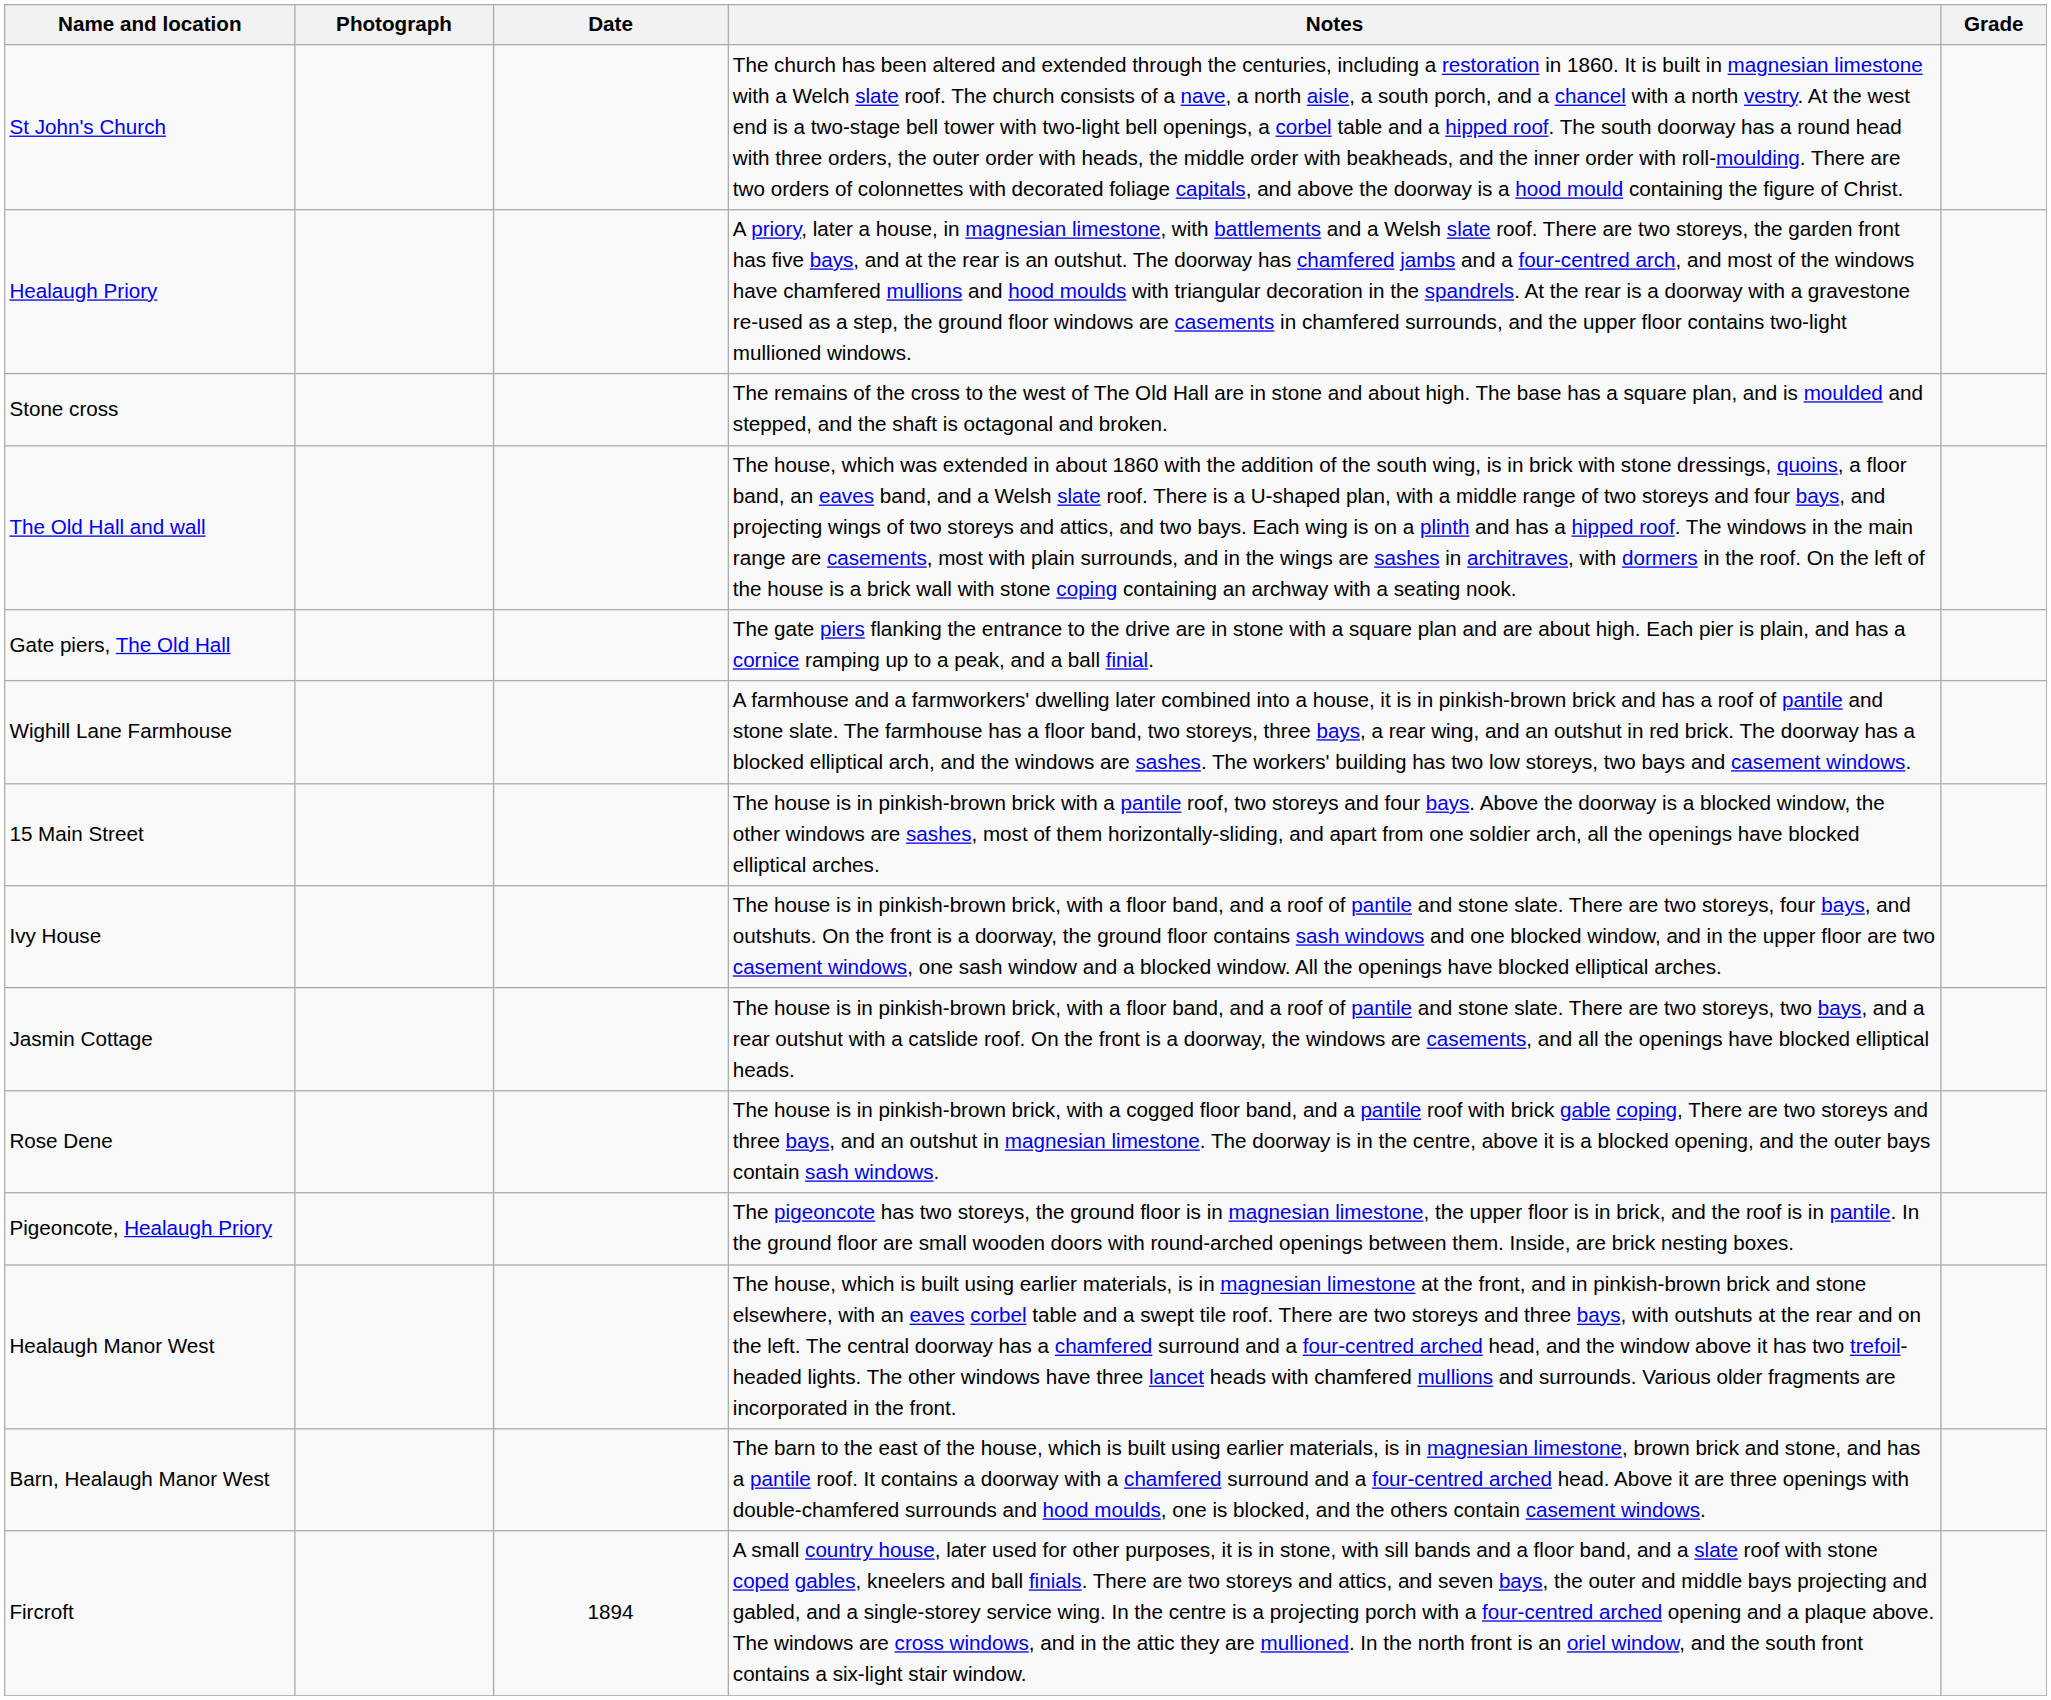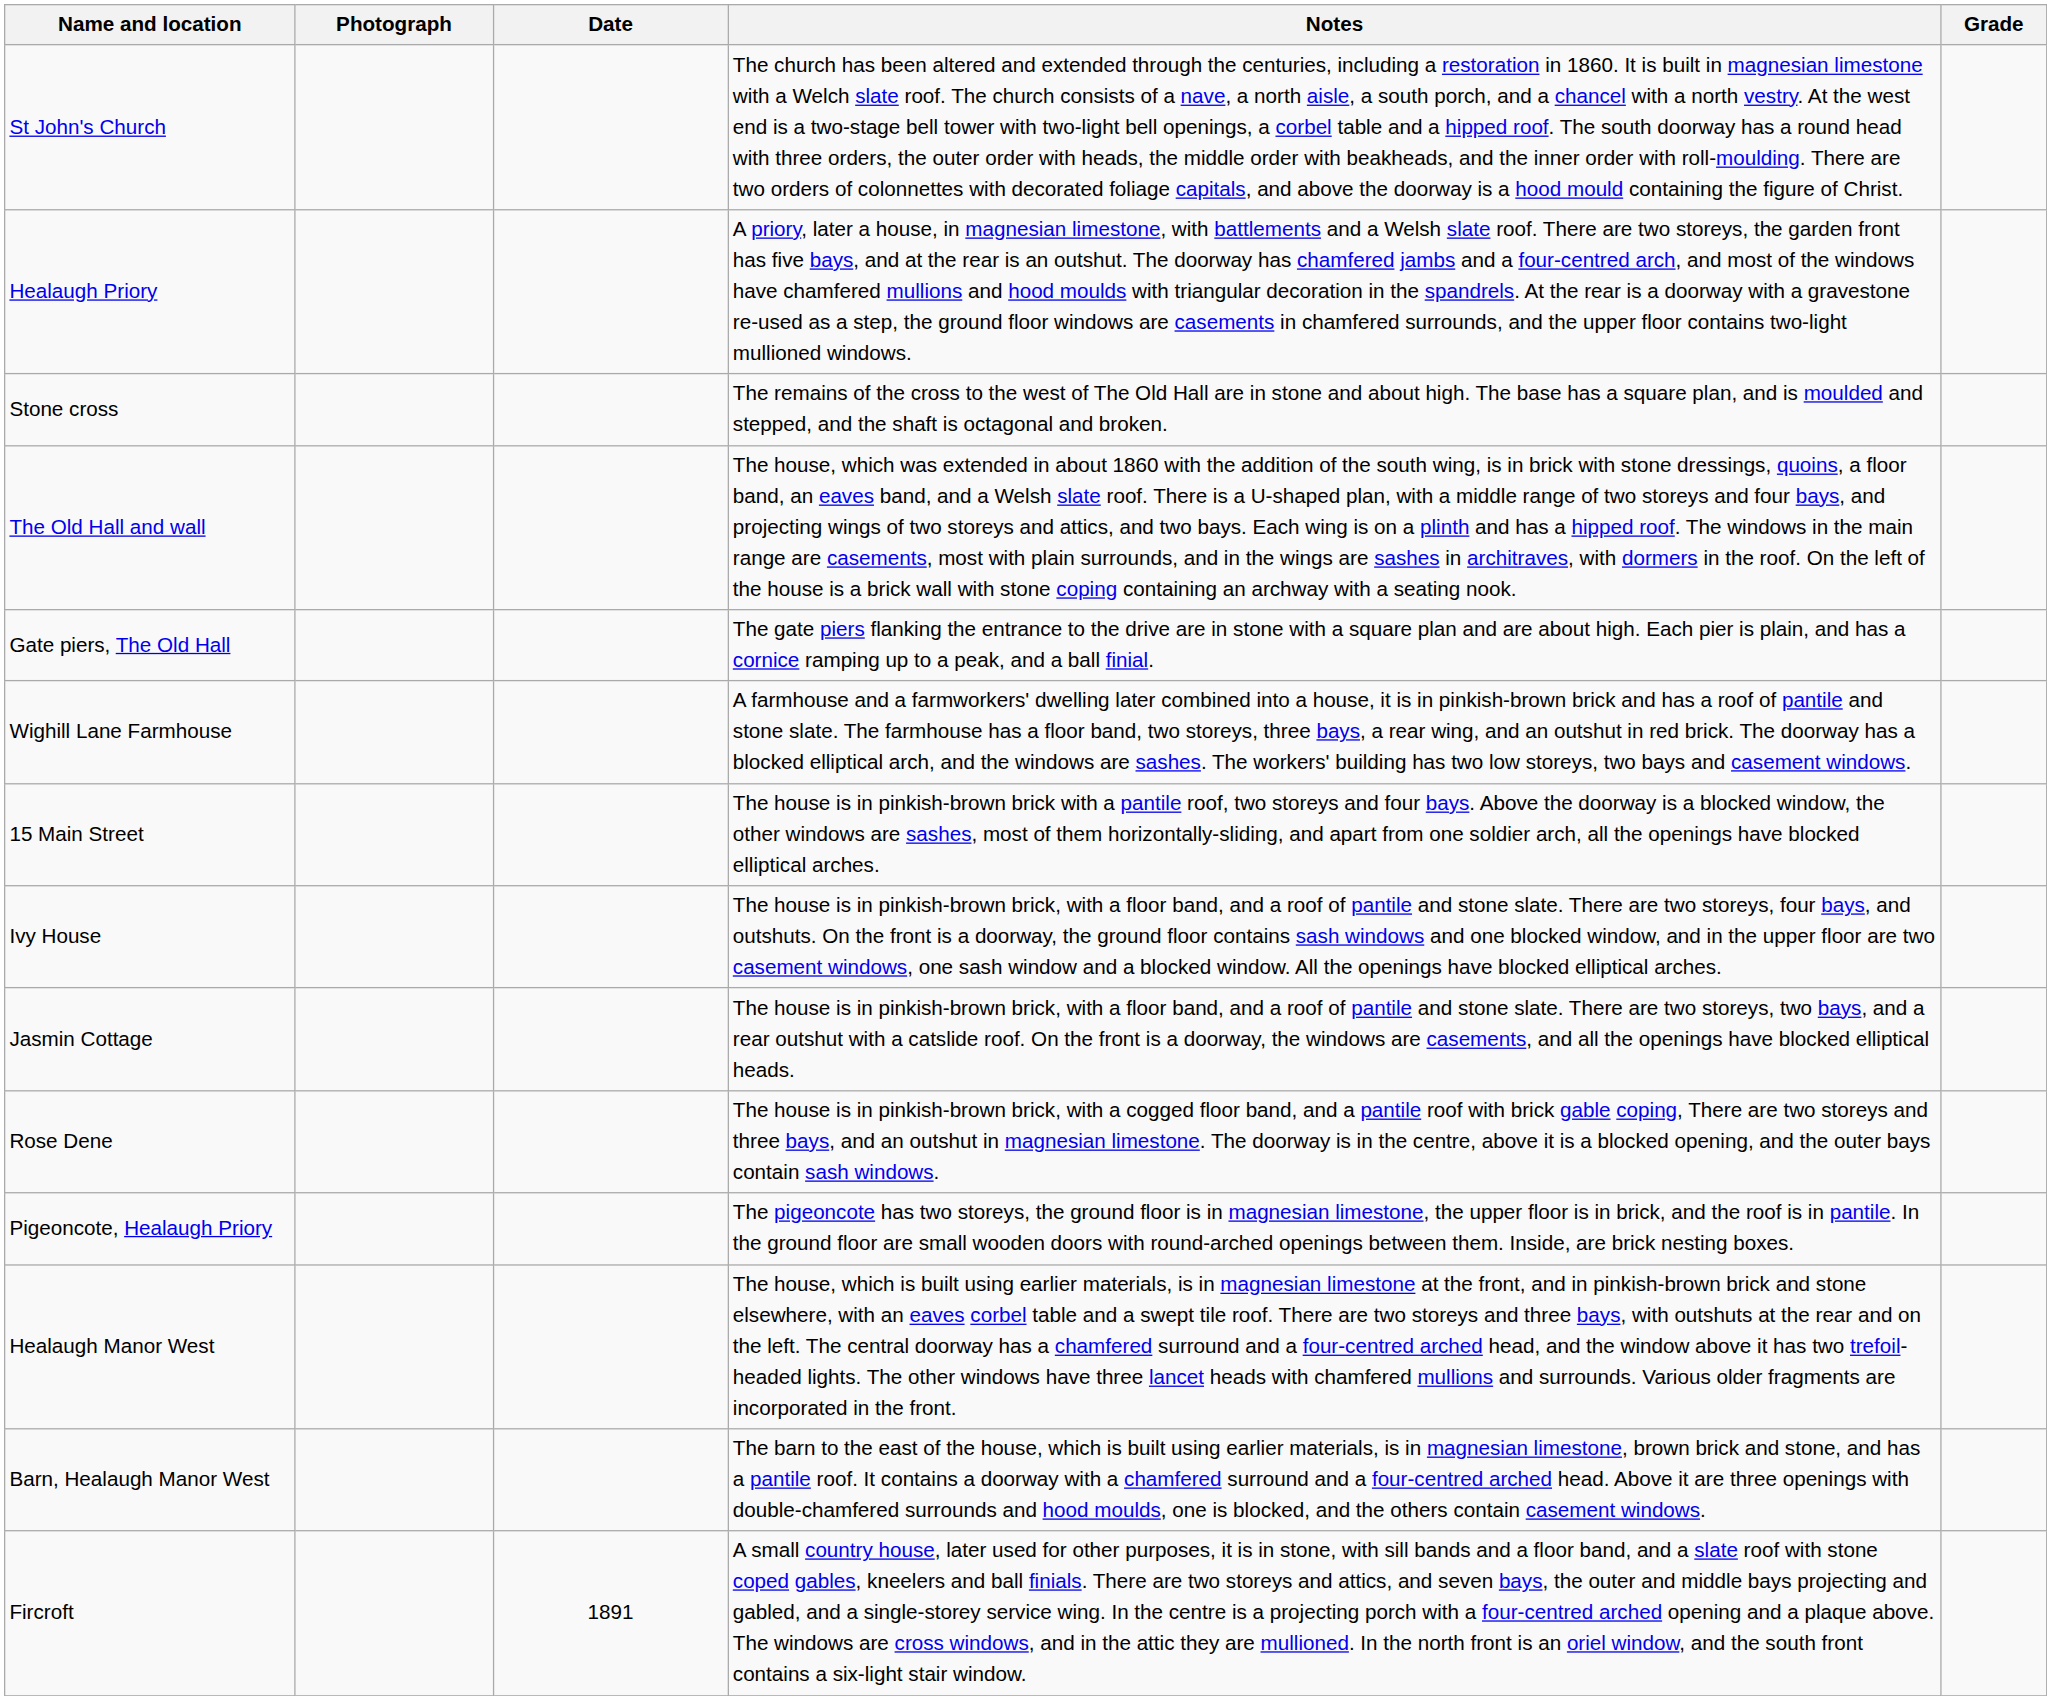(611, 1613) 1894 -> (611, 1613) 1891
